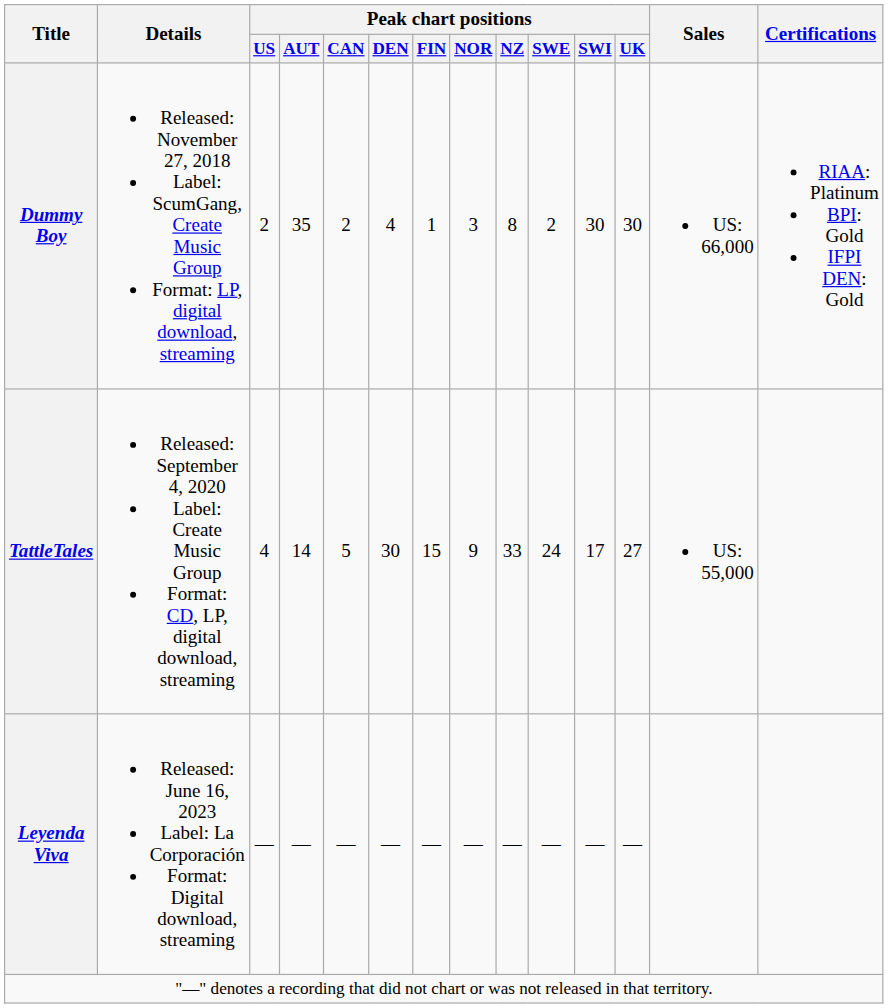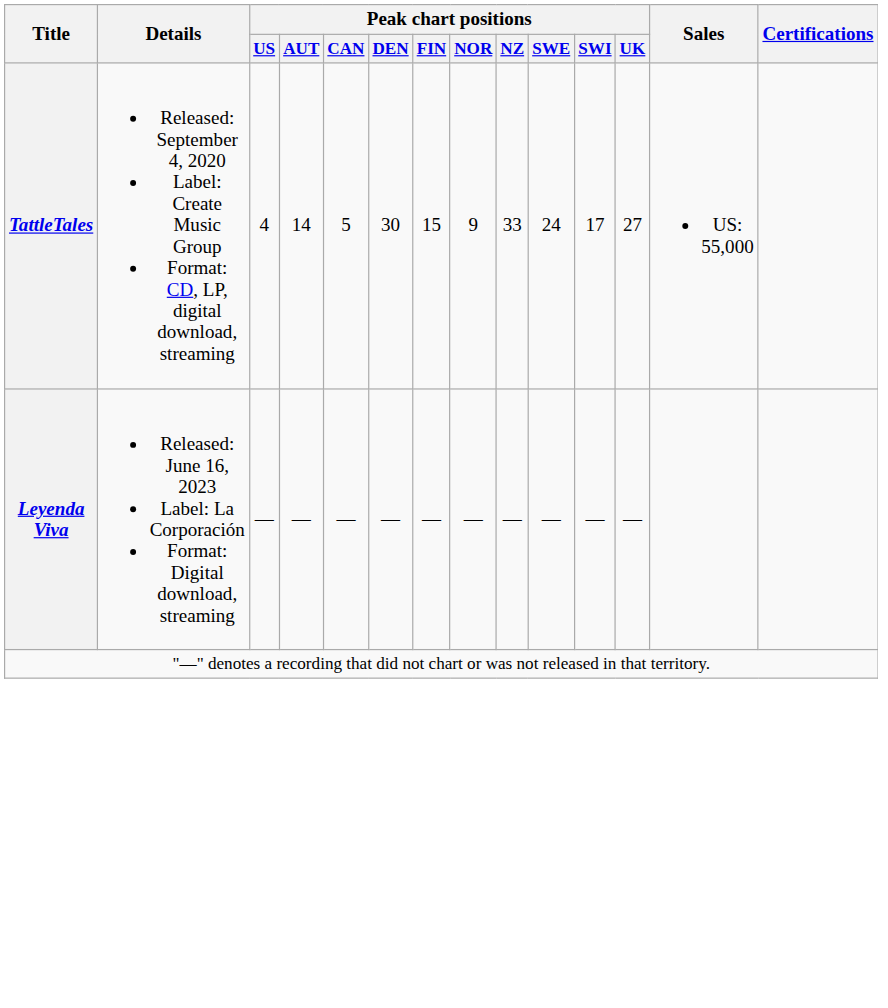- row: (51, 225)
